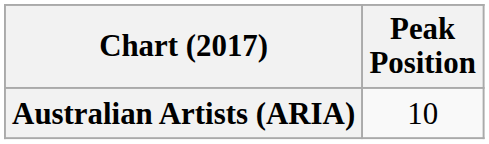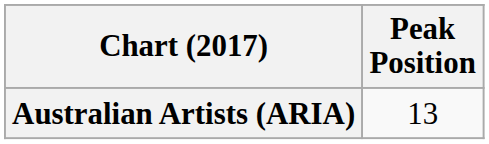(423, 112) 10 -> (423, 112) 13
